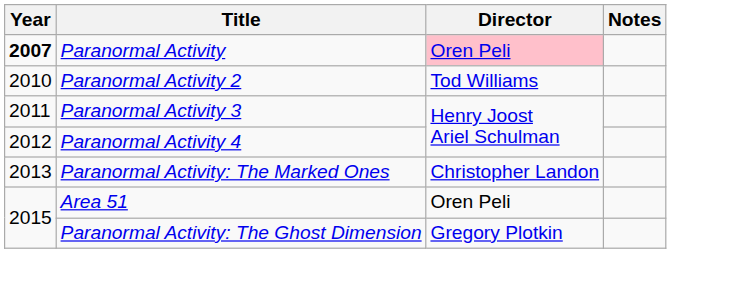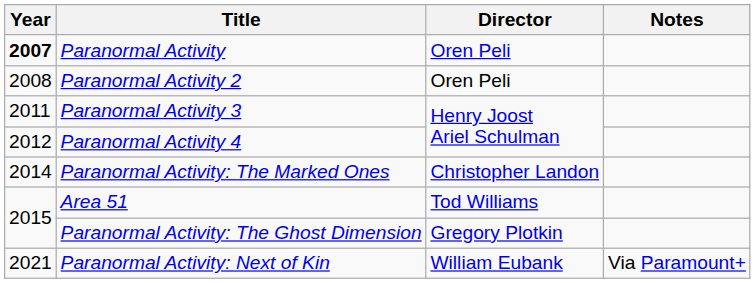(470, 50) pink background -> (470, 50) no background
(30, 80) 2010 -> (30, 80) 2008
(484, 80) Tod Williams -> (470, 80) Oren Peli
(30, 171) 2013 -> (30, 171) 2014
(470, 202) Oren Peli -> (484, 202) Tod Williams
+ row: (195, 263)
